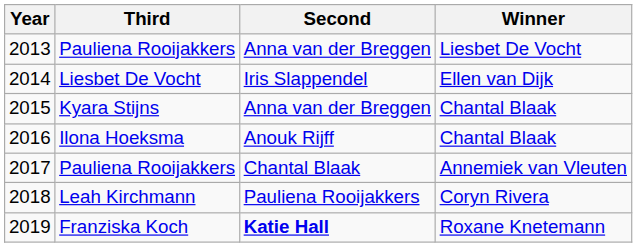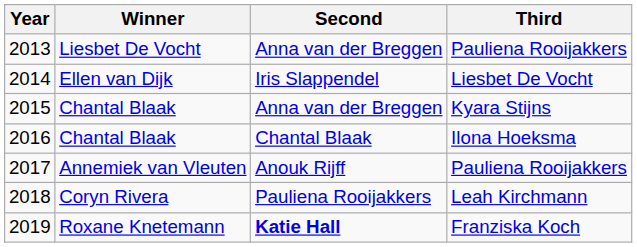columns swapped: (533, 19) <-> (147, 19)
(289, 138) Anouk Rijff -> (313, 138) Chantal Blaak
(302, 167) Chantal Blaak -> (300, 167) Anouk Rijff
